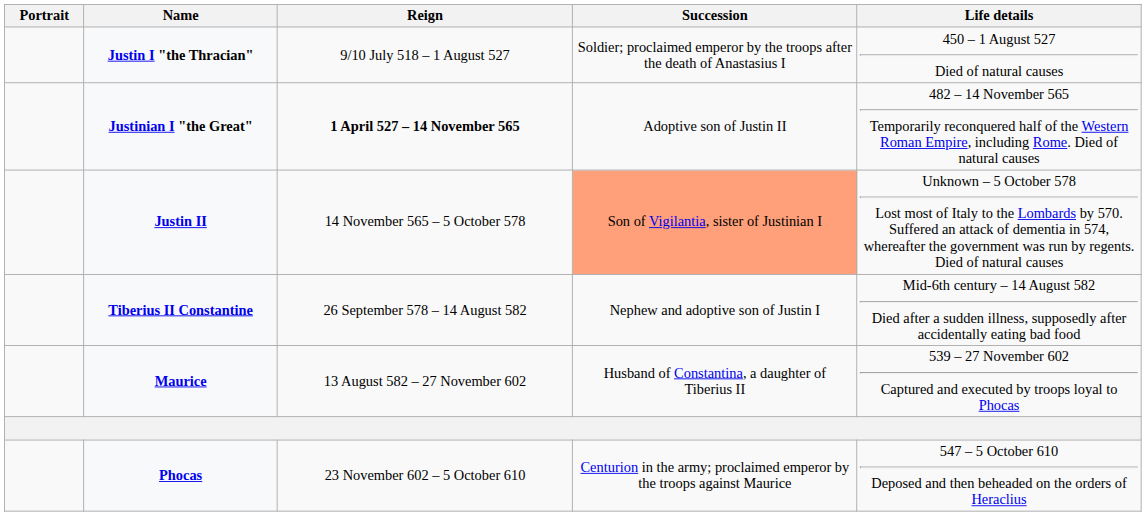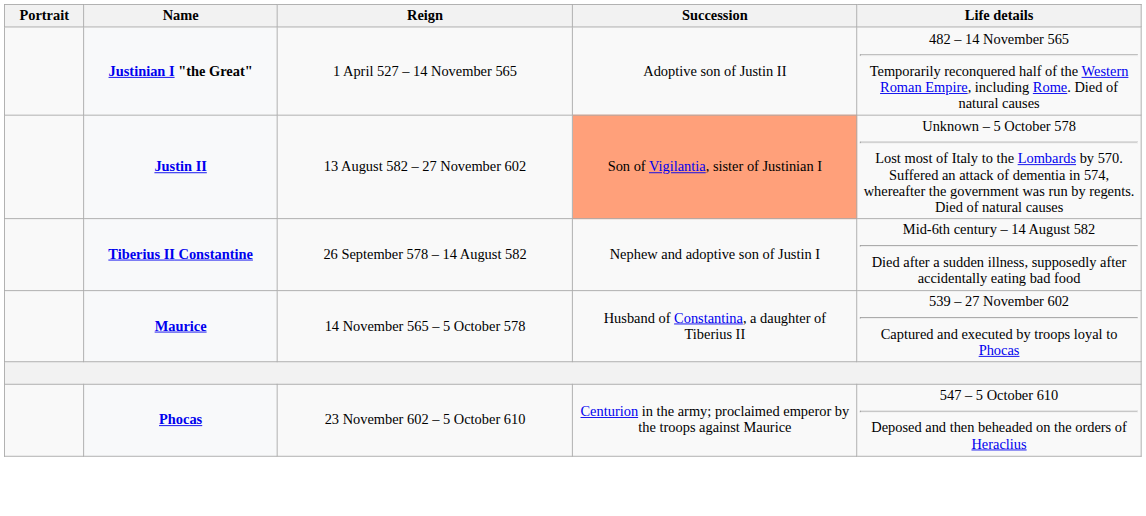- row: (181, 54)
(425, 126) bold -> (425, 71) normal
(425, 222) 14 November 565 – 5 October 578 -> (425, 166) 13 August 582 – 27 November 602
(425, 381) 13 August 582 – 27 November 602 -> (425, 325) 14 November 565 – 5 October 578
